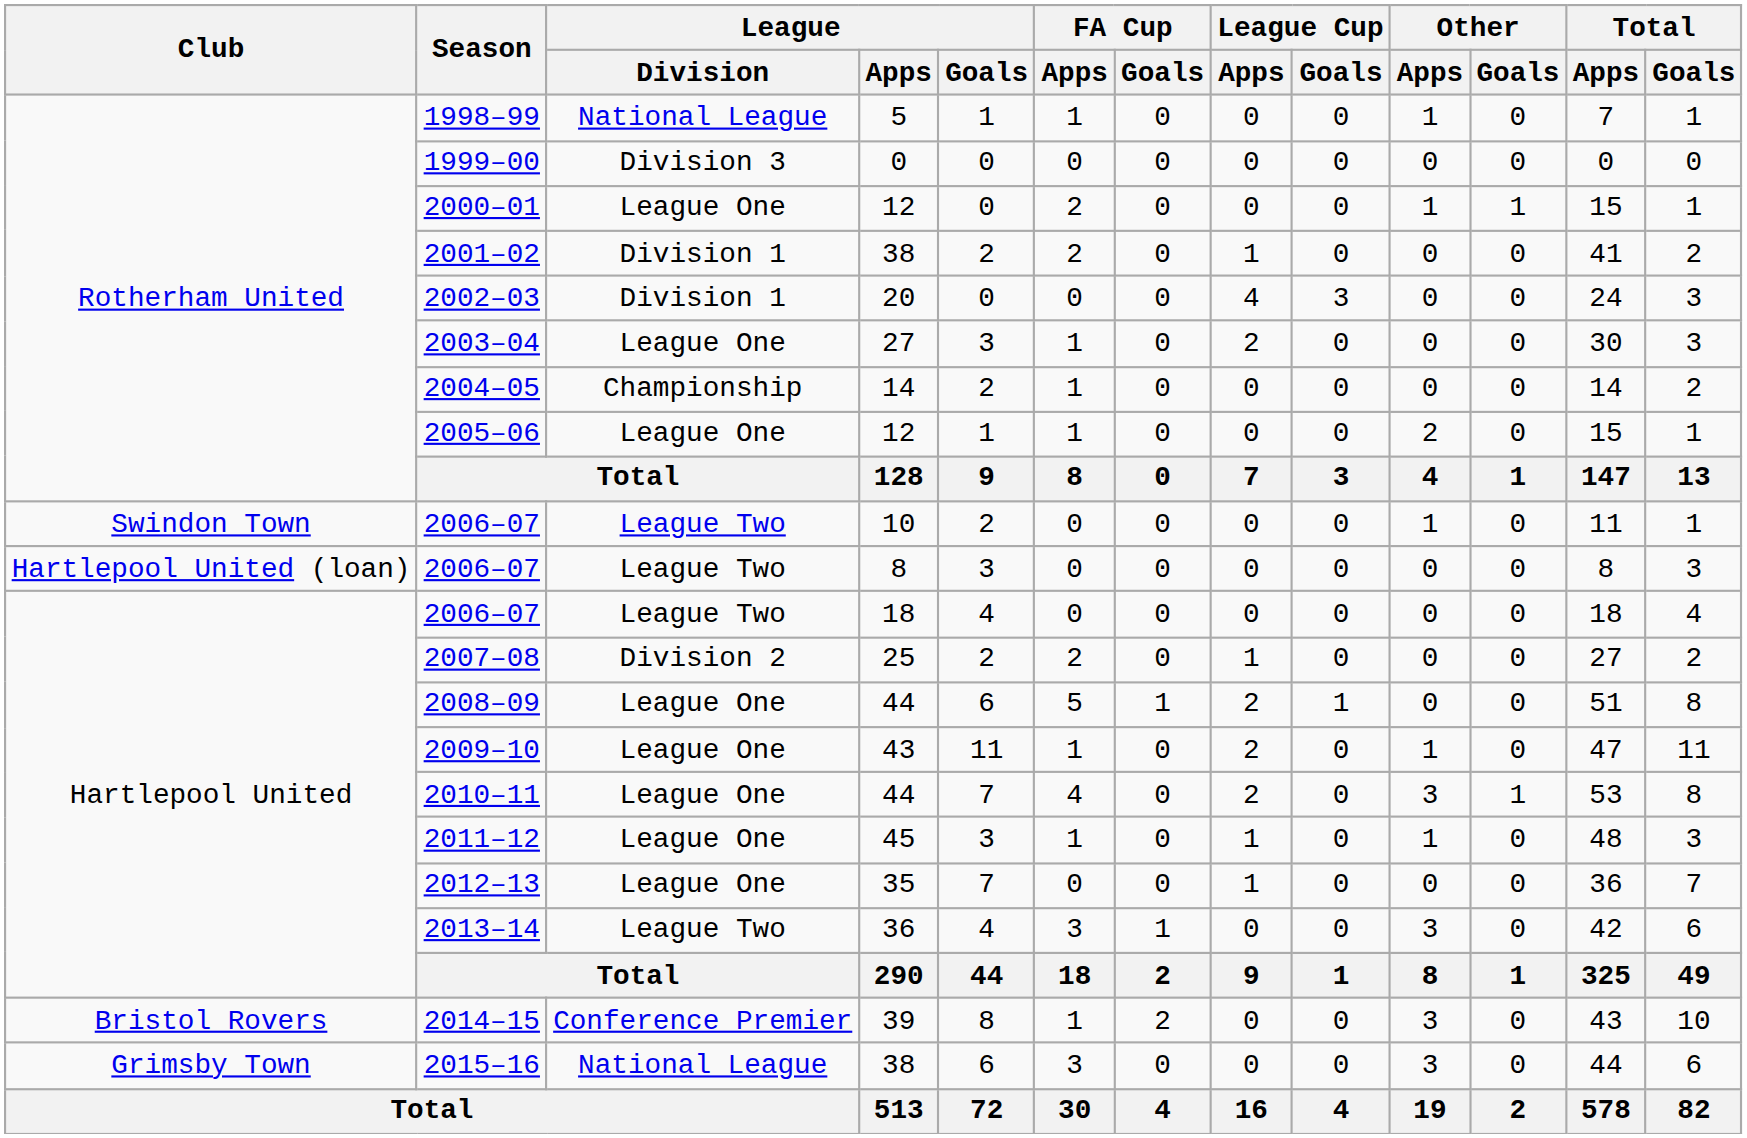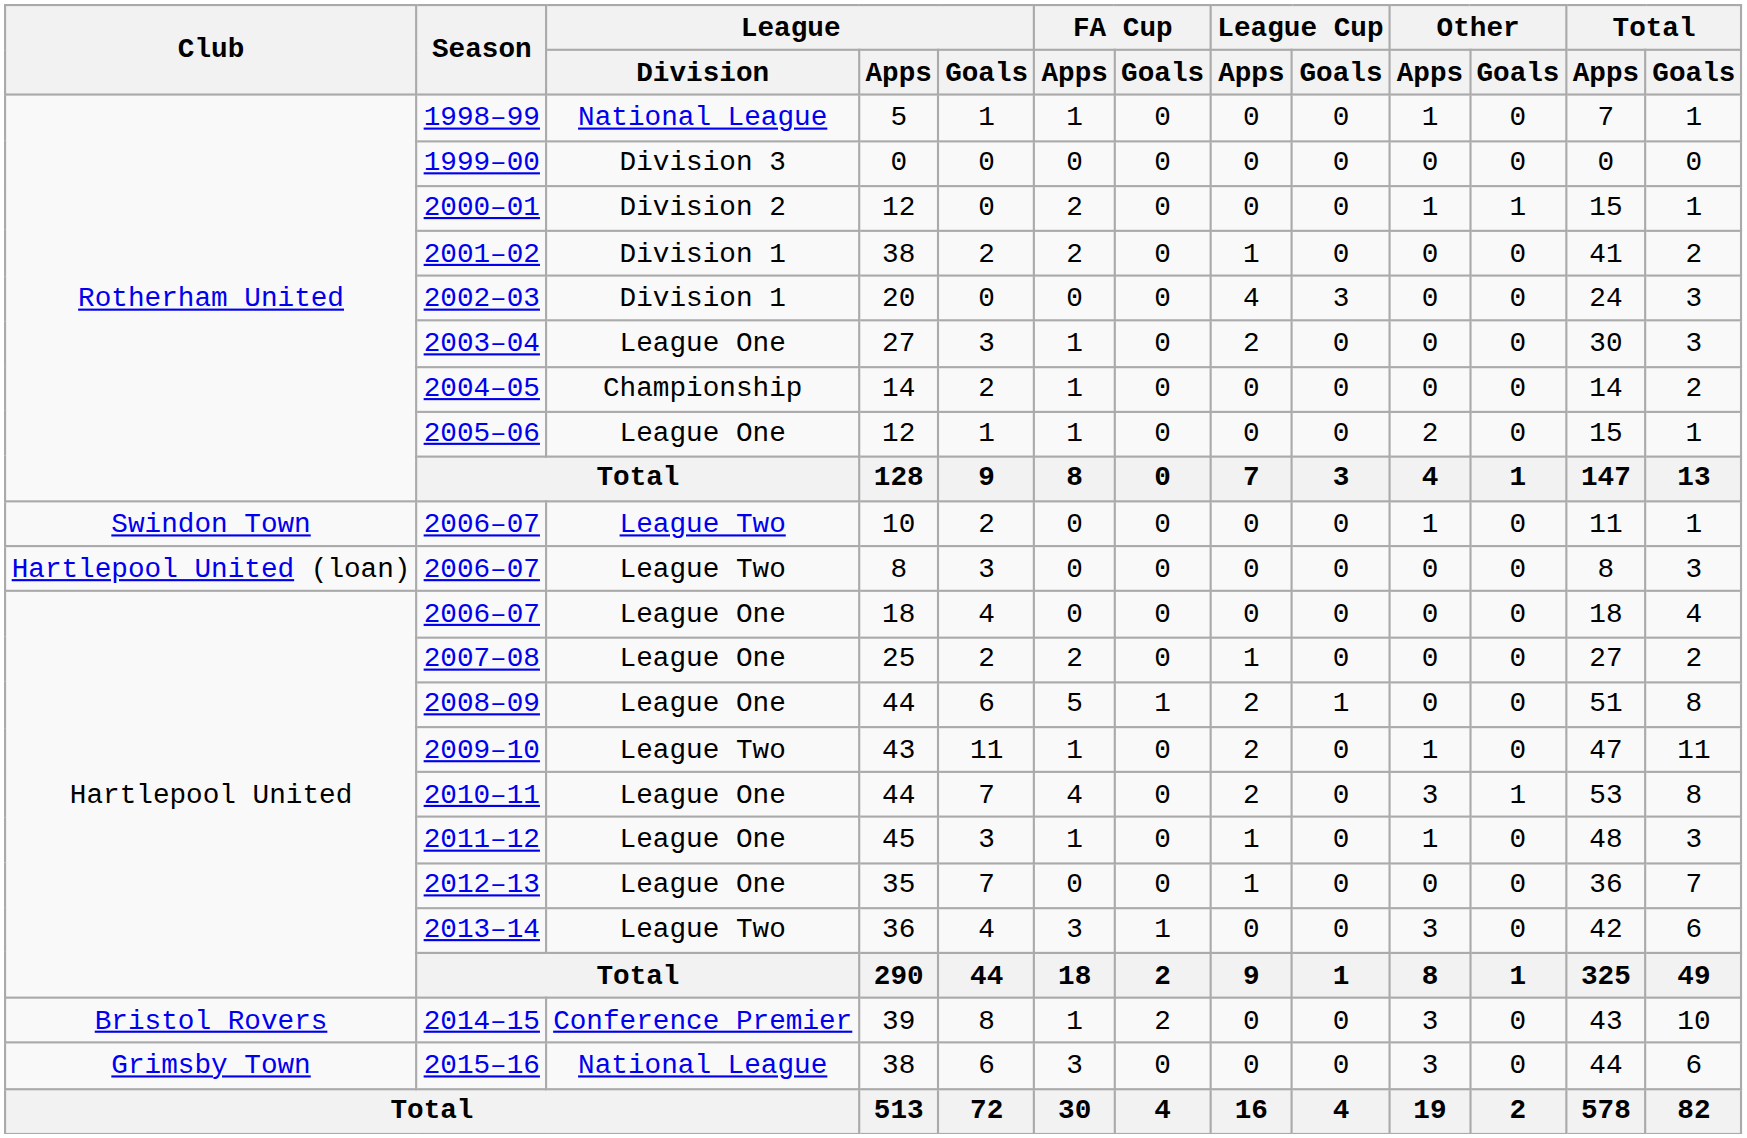(703, 208) League One -> (703, 208) Division 2
(703, 614) League Two -> (703, 614) League One
(703, 659) Division 2 -> (703, 659) League One
(703, 750) League One -> (703, 750) League Two
